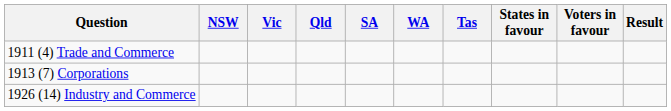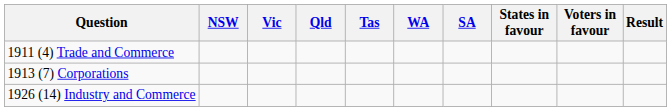columns swapped: (369, 22) <-> (467, 22)
